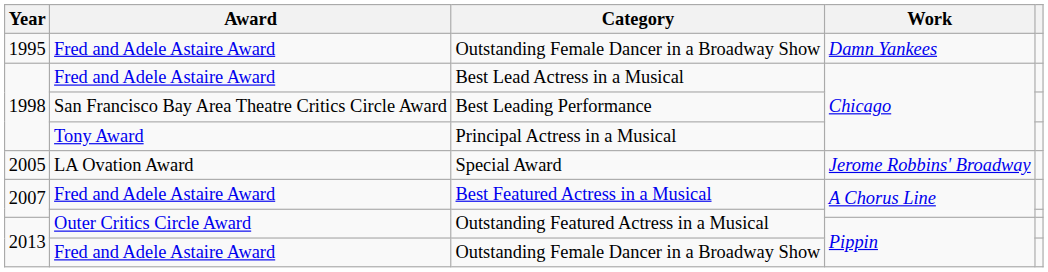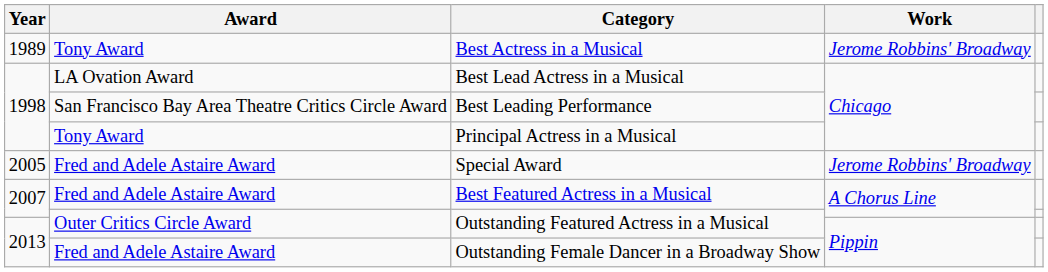+ row: (27, 48)
- row: (27, 48)
(165, 77) Fred and Adele Astaire Award -> (124, 77) LA Ovation Award
(124, 164) LA Ovation Award -> (165, 164) Fred and Adele Astaire Award
